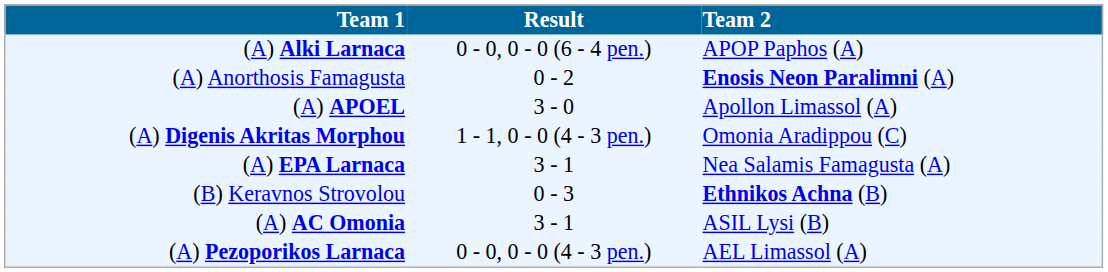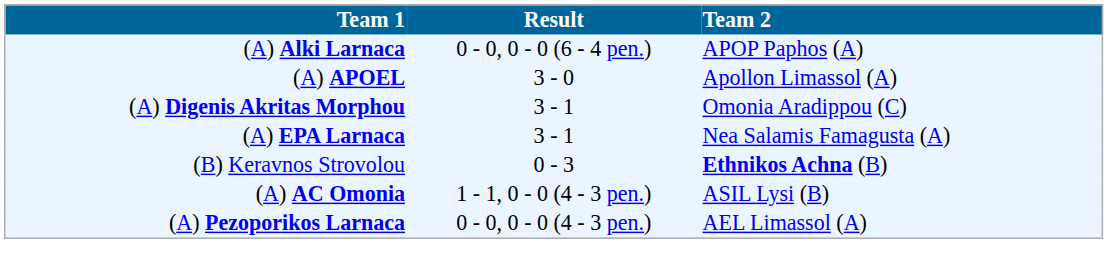- row: (289, 77)
(554, 135) 1 - 1, 0 - 0 (4 - 3 pen.) -> (554, 106) 3 - 1
(554, 222) 3 - 1 -> (554, 193) 1 - 1, 0 - 0 (4 - 3 pen.)
